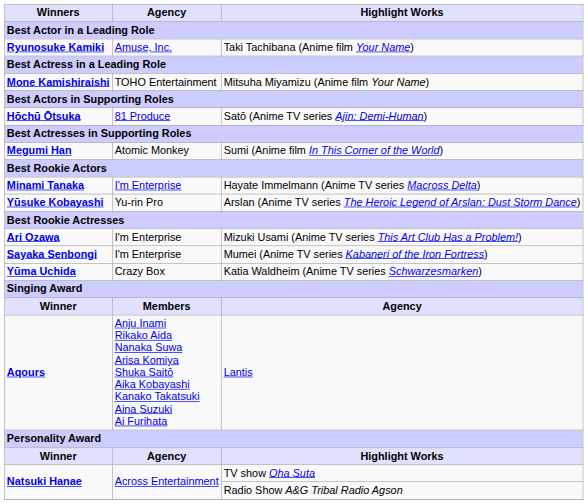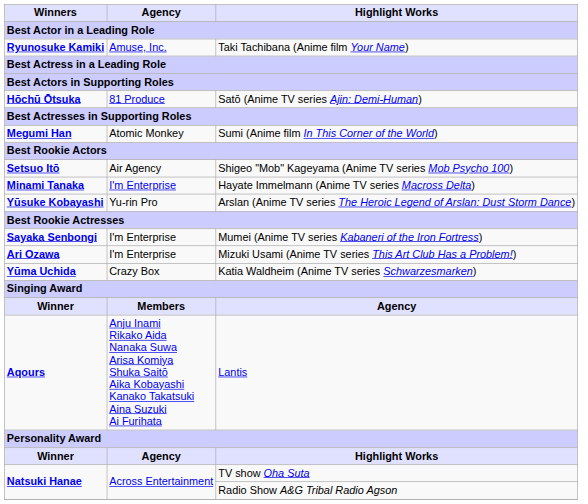- row: (326, 82)
+ row: (366, 168)
rows swapped: (373, 237) <-> (356, 254)
